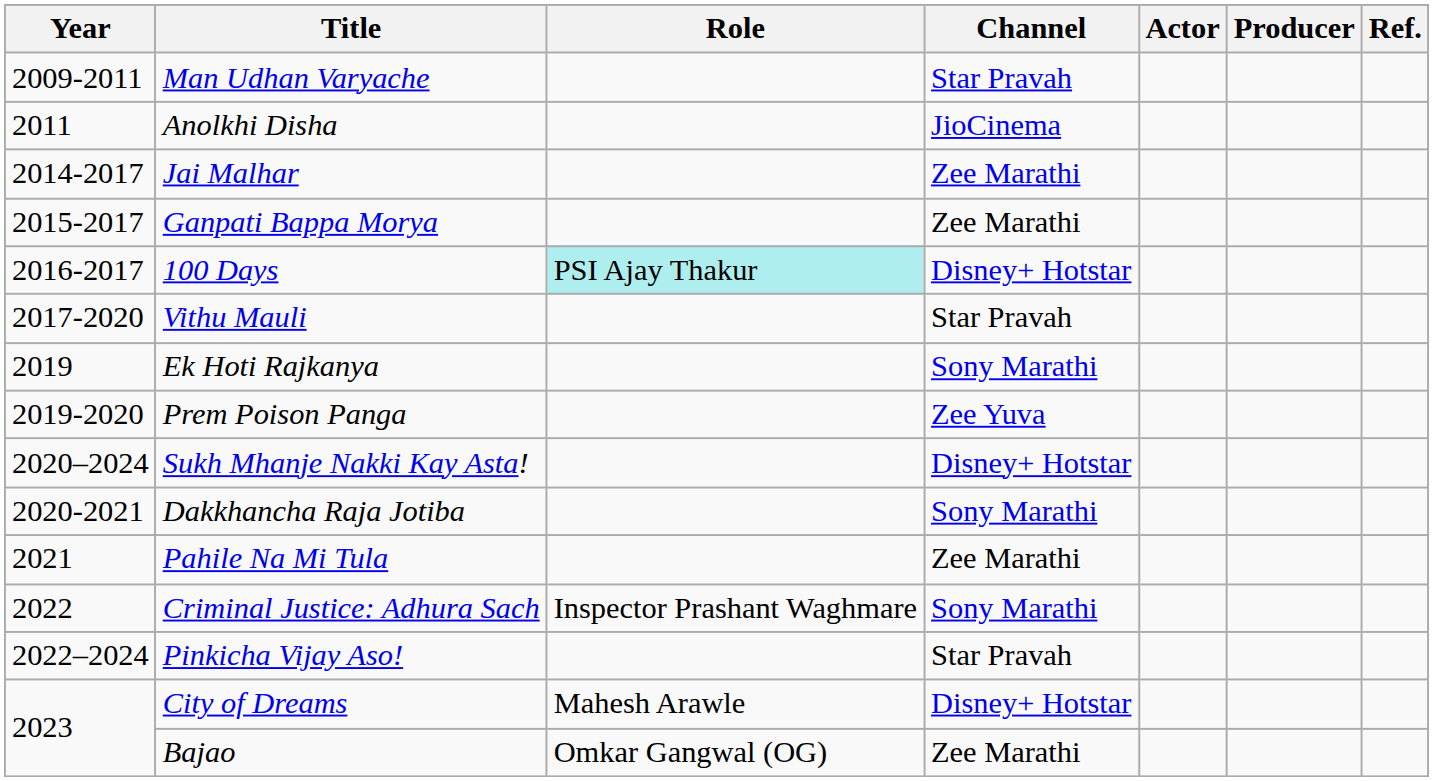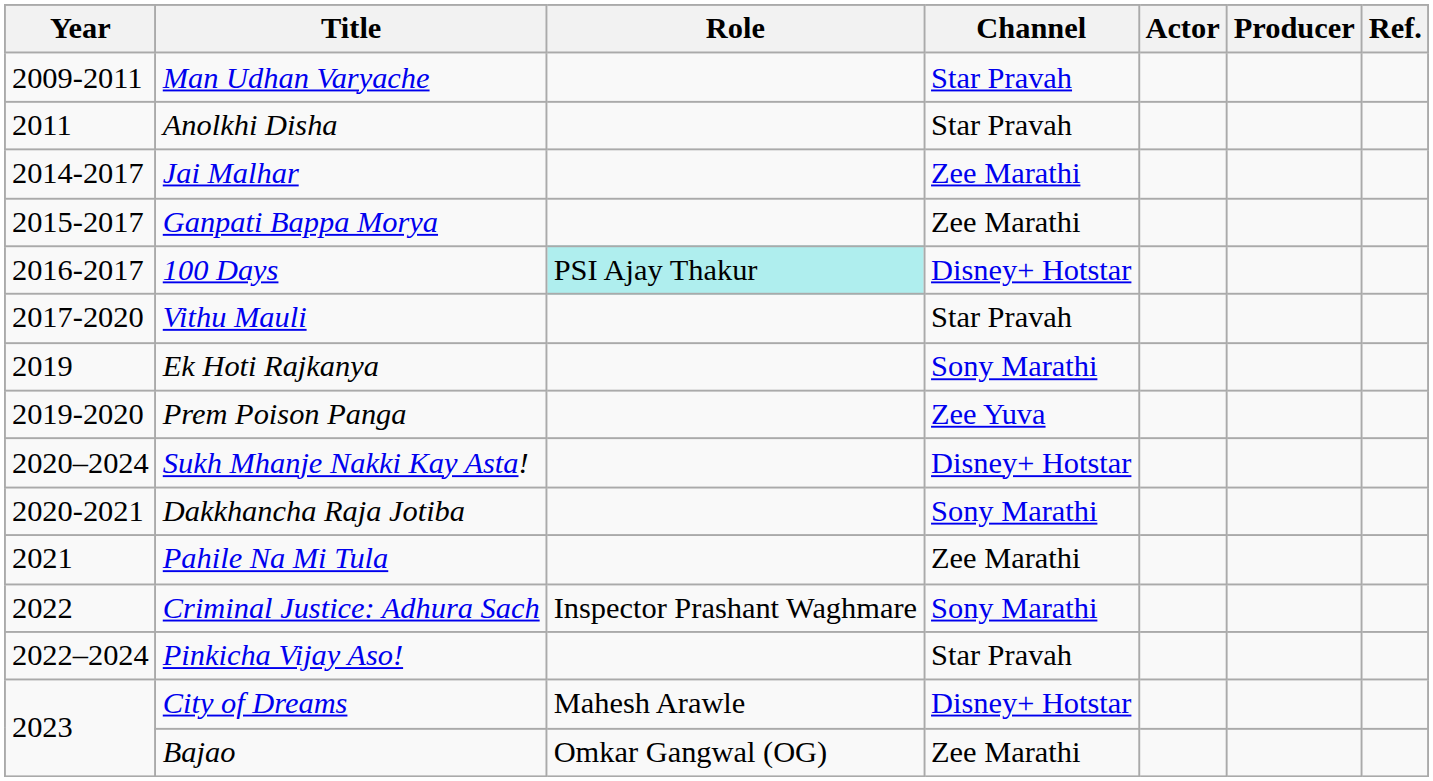(996, 125) JioCinema -> (1002, 125) Star Pravah
